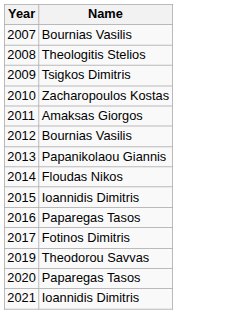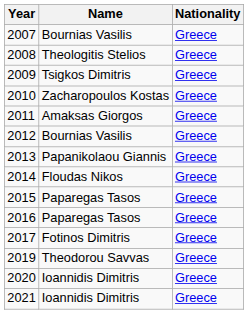+ column: (208, 14)
(90, 197) Ioannidis Dimitris -> (91, 197) Paparegas Tasos
(91, 278) Paparegas Tasos -> (90, 278) Ioannidis Dimitris
